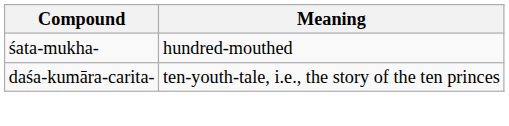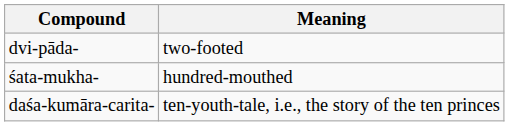+ row: (44, 47)
